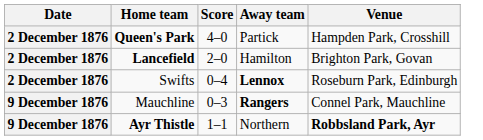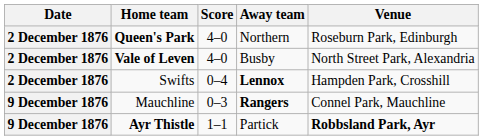(259, 37) Partick -> (265, 37) Northern
(381, 37) Hampden Park, Crosshill -> (384, 37) Roseburn Park, Edinburgh
+ row: (155, 59)
- row: (163, 59)
(384, 80) Roseburn Park, Edinburgh -> (381, 80) Hampden Park, Crosshill
(265, 124) Northern -> (259, 124) Partick
